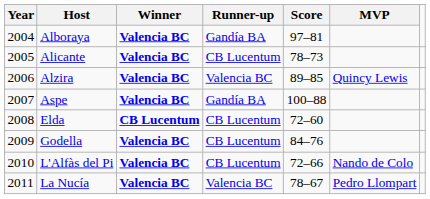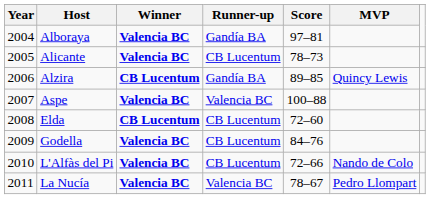(154, 78) Valencia BC -> (160, 78) CB Lucentum
(239, 78) Valencia BC -> (236, 78) Gandía BA
(236, 99) Gandía BA -> (239, 99) Valencia BC
